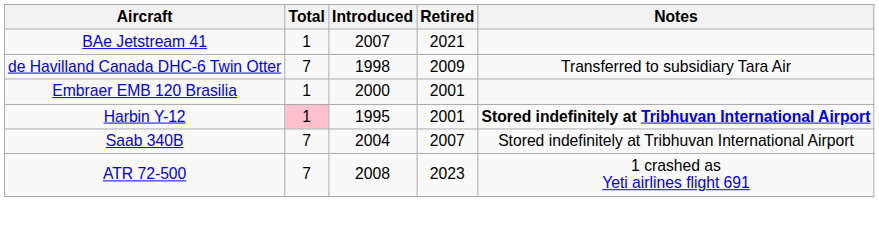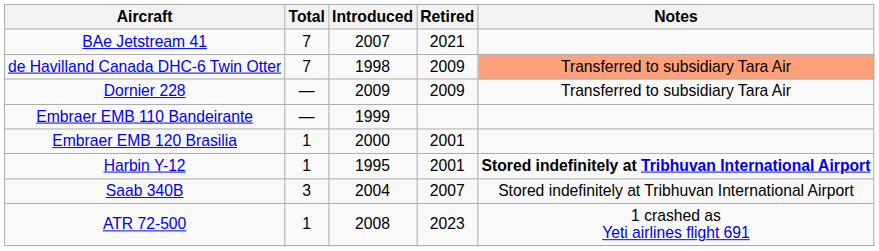(307, 41) 1 -> (307, 41) 7
(676, 66) no background -> (676, 66) lightsalmon background
+ row: (145, 91)
+ row: (145, 116)
(307, 116) pink background -> (307, 166) no background
(307, 141) 7 -> (307, 191) 3
(307, 174) 7 -> (307, 224) 1
